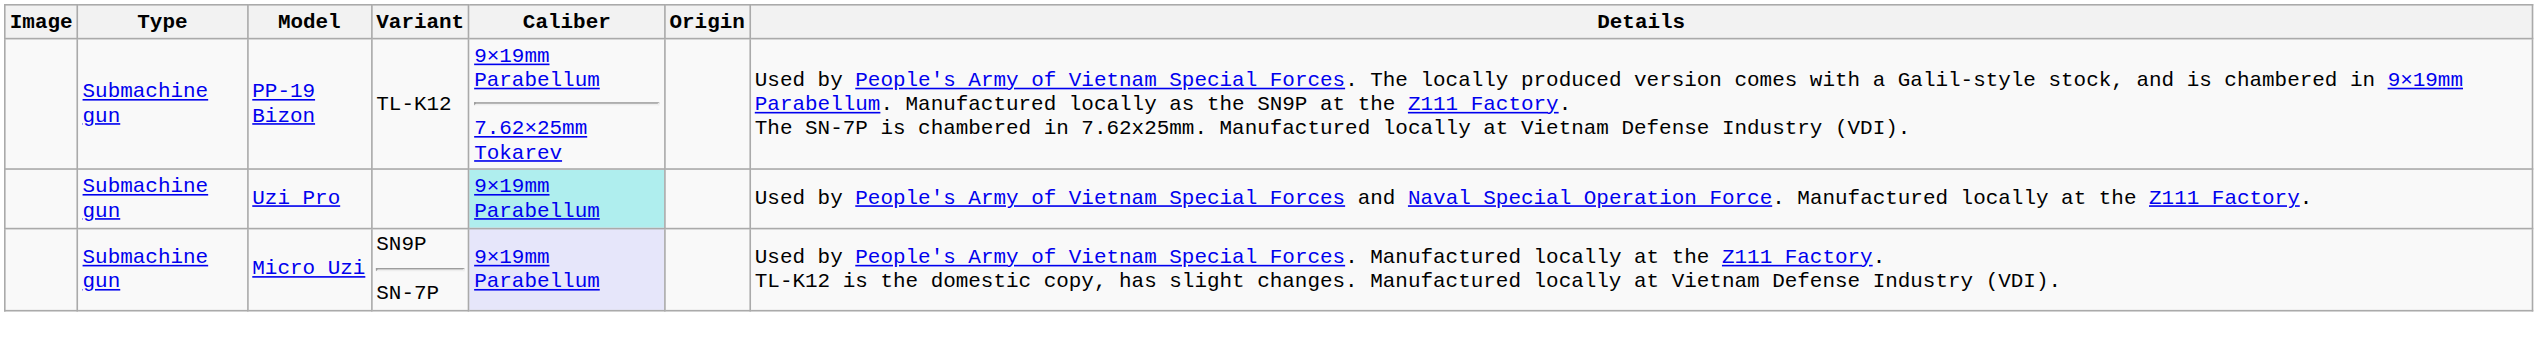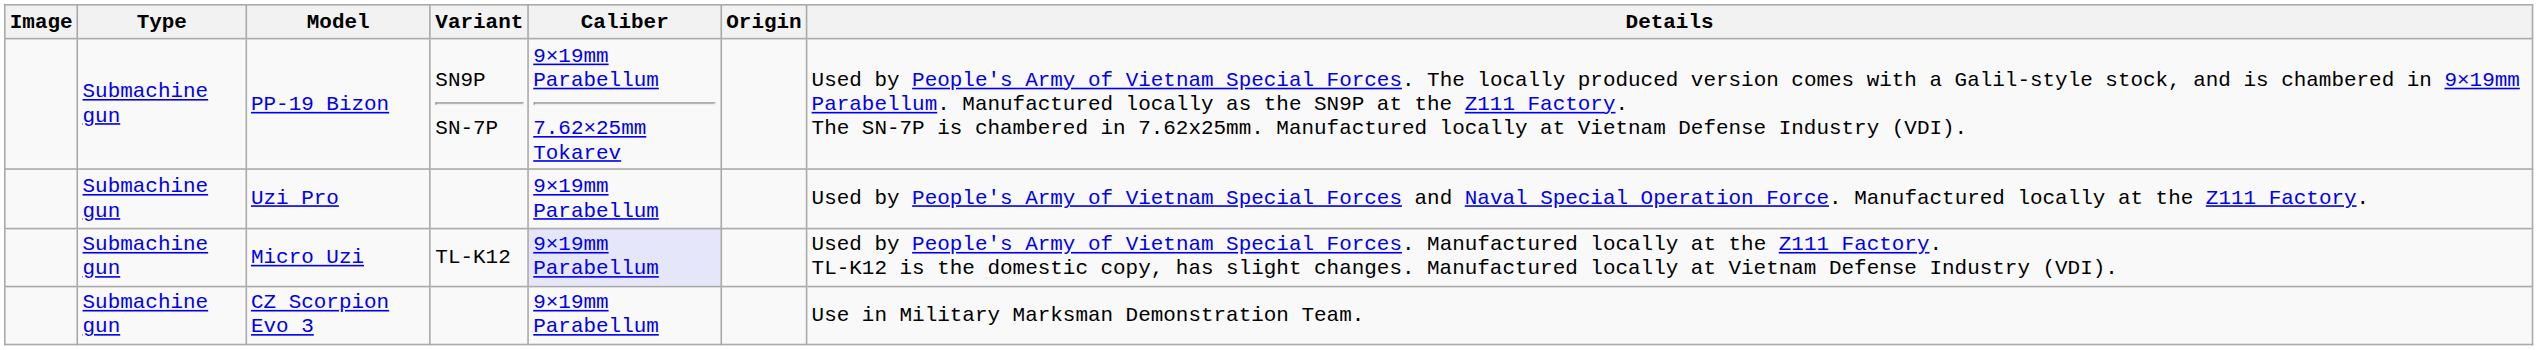(414, 104) TL-K12 -> (479, 104) SN9P SN-7P
(537, 199) paleturquoise background -> (596, 199) no background
(420, 269) SN9P SN-7P -> (473, 257) TL-K12
+ row: (320, 315)
